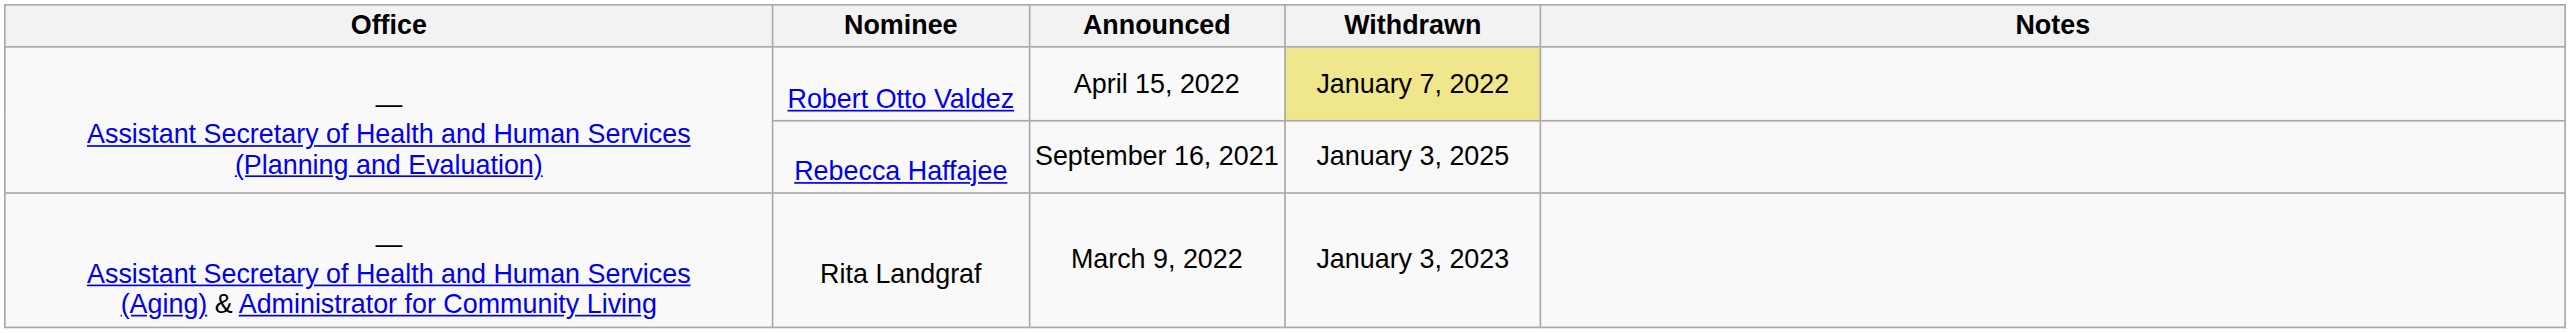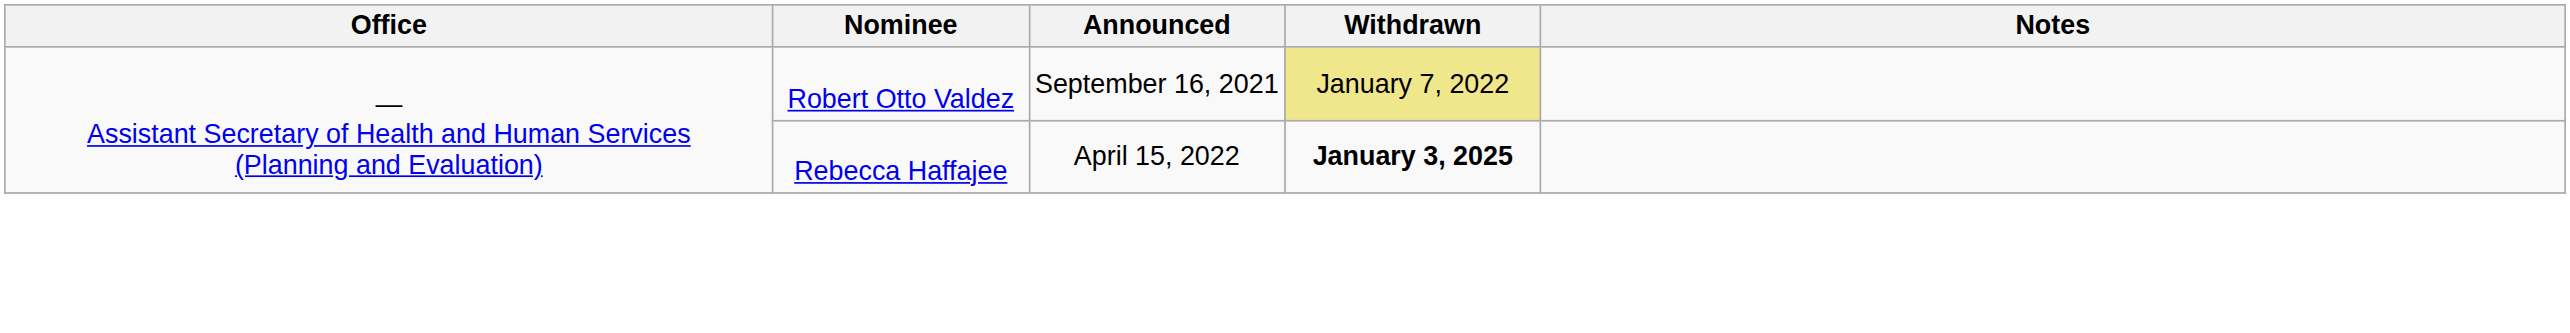(1157, 83) April 15, 2022 -> (1157, 83) September 16, 2021
(1157, 156) September 16, 2021 -> (1157, 156) April 15, 2022
(1413, 156) normal -> (1413, 156) bold
- row: (901, 274)
